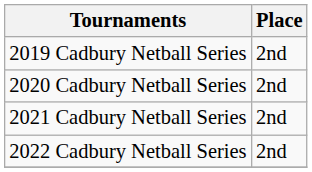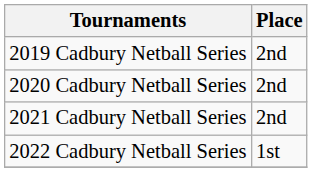(271, 150) 2nd -> (268, 150) 1st
